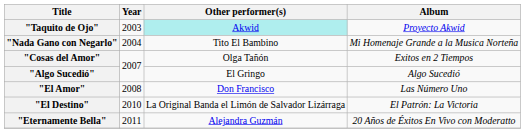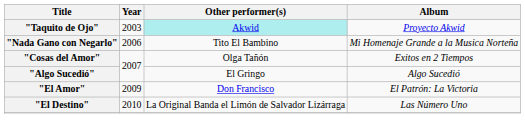(132, 43) 2004 -> (132, 43) 2006
(132, 89) 2008 -> (132, 89) 2009
(434, 89) Las Número Uno -> (434, 89) El Patrón: La Victoria
(434, 105) El Patrón: La Victoria -> (434, 105) Las Número Uno
- row: (62, 120)
